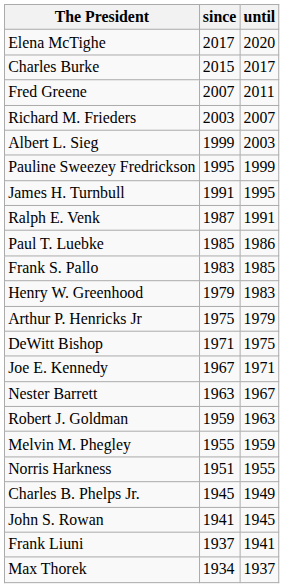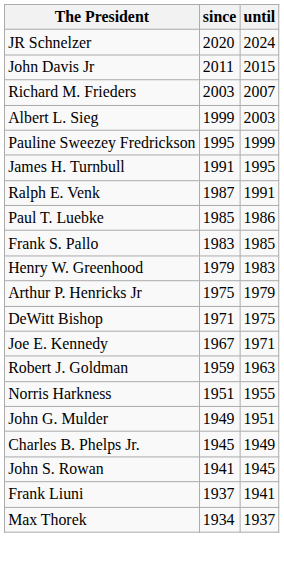+ row: (50, 42)
- row: (57, 42)
- row: (54, 67)
+ row: (51, 67)
- row: (48, 92)
- row: (53, 393)
- row: (70, 444)
+ row: (58, 419)
